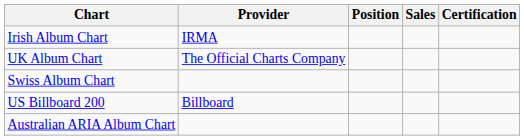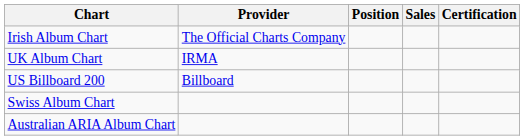(200, 37) IRMA -> (264, 37) The Official Charts Company
(264, 59) The Official Charts Company -> (200, 59) IRMA
rows swapped: (56, 102) <-> (61, 80)
